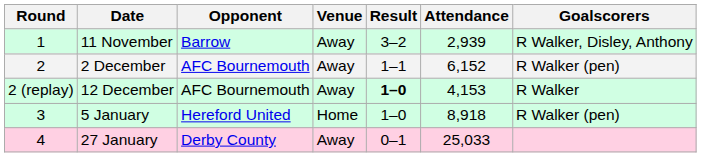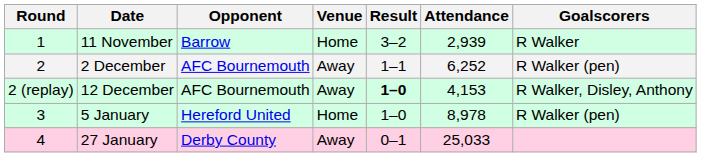(336, 41) Away -> (337, 41) Home
(604, 41) R Walker, Disley, Anthony -> (548, 41) R Walker
(467, 66) 6,152 -> (467, 66) 6,252
(548, 90) R Walker -> (604, 90) R Walker, Disley, Anthony
(467, 115) 8,918 -> (467, 115) 8,978
